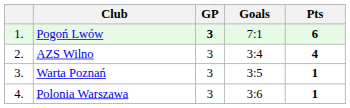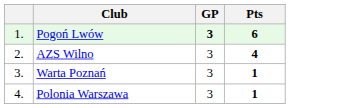- column: (255, 14)
